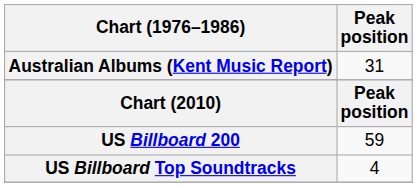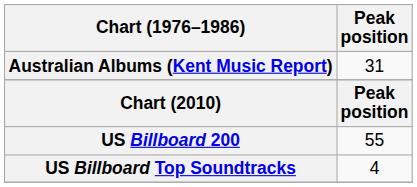(374, 140) 59 -> (374, 140) 55
